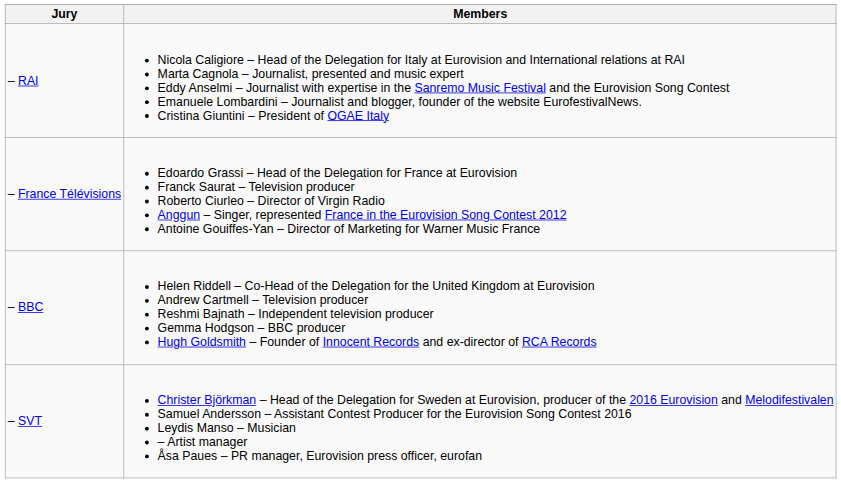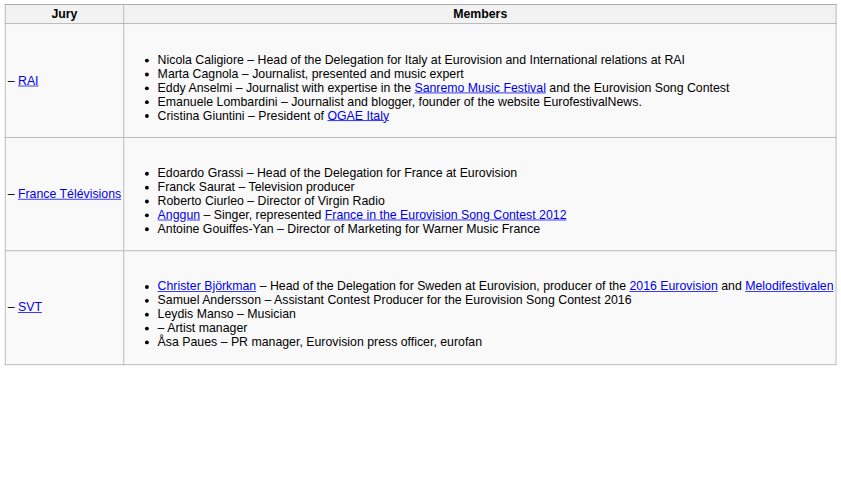- row: (26, 307)
